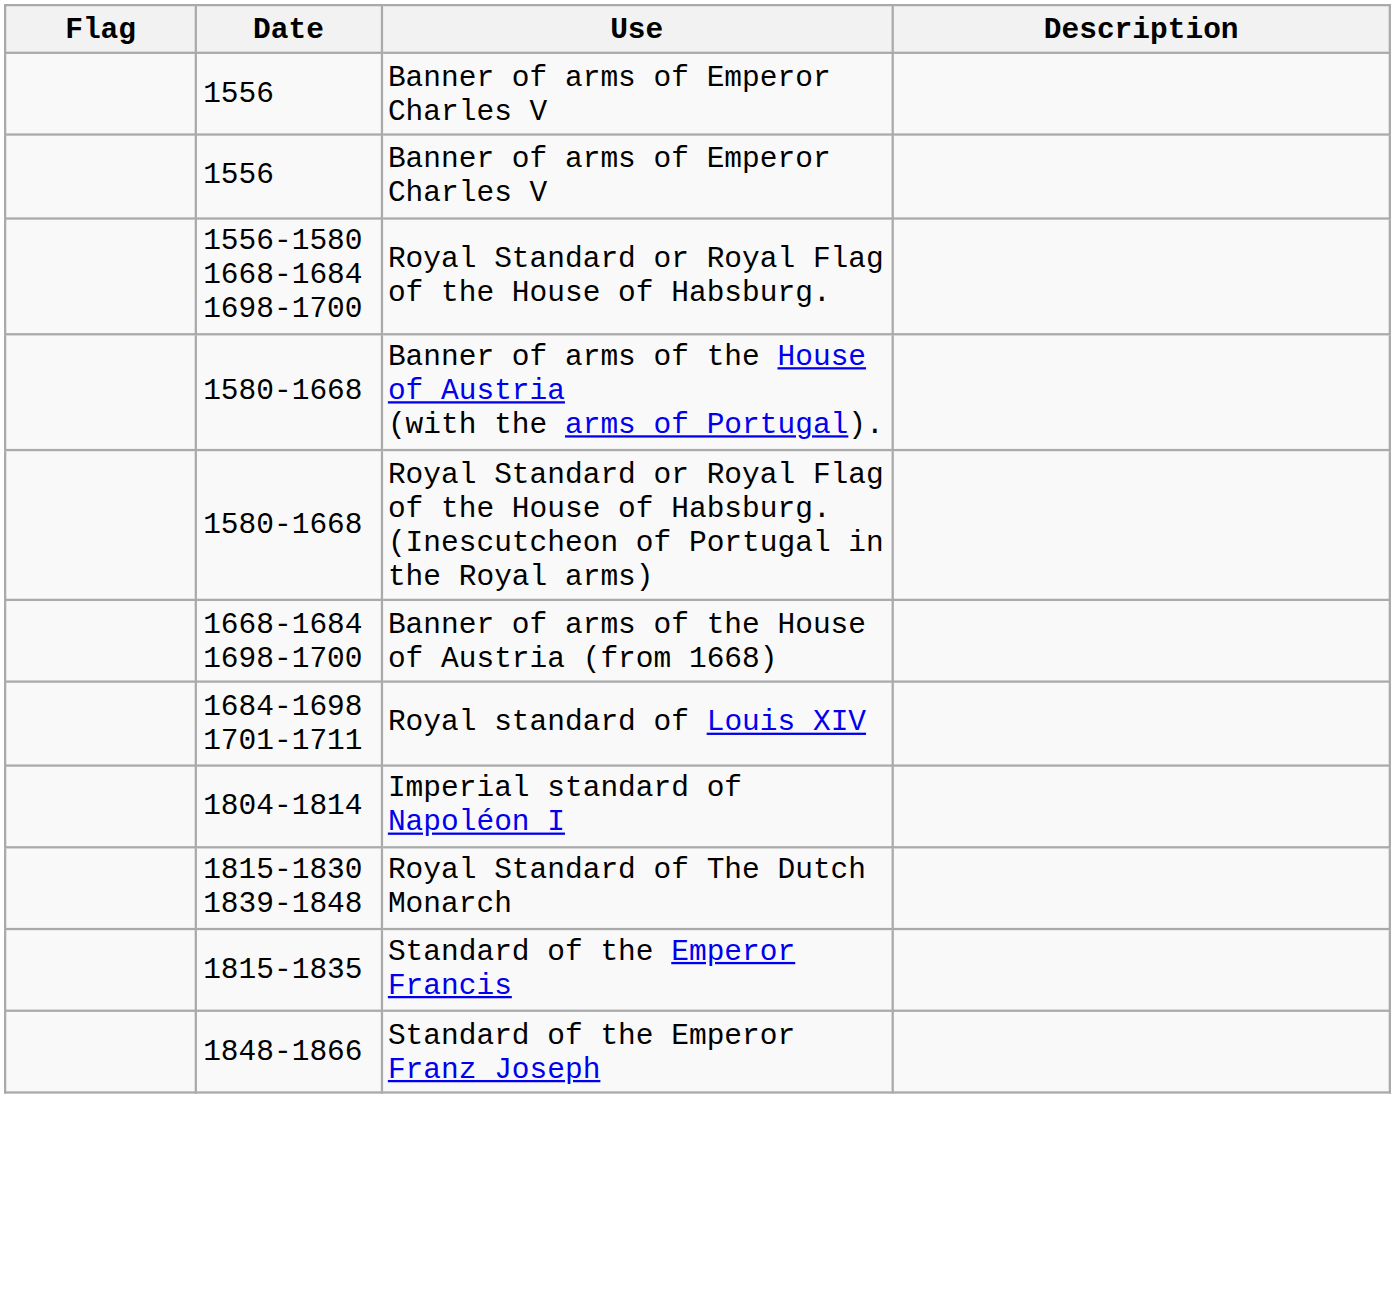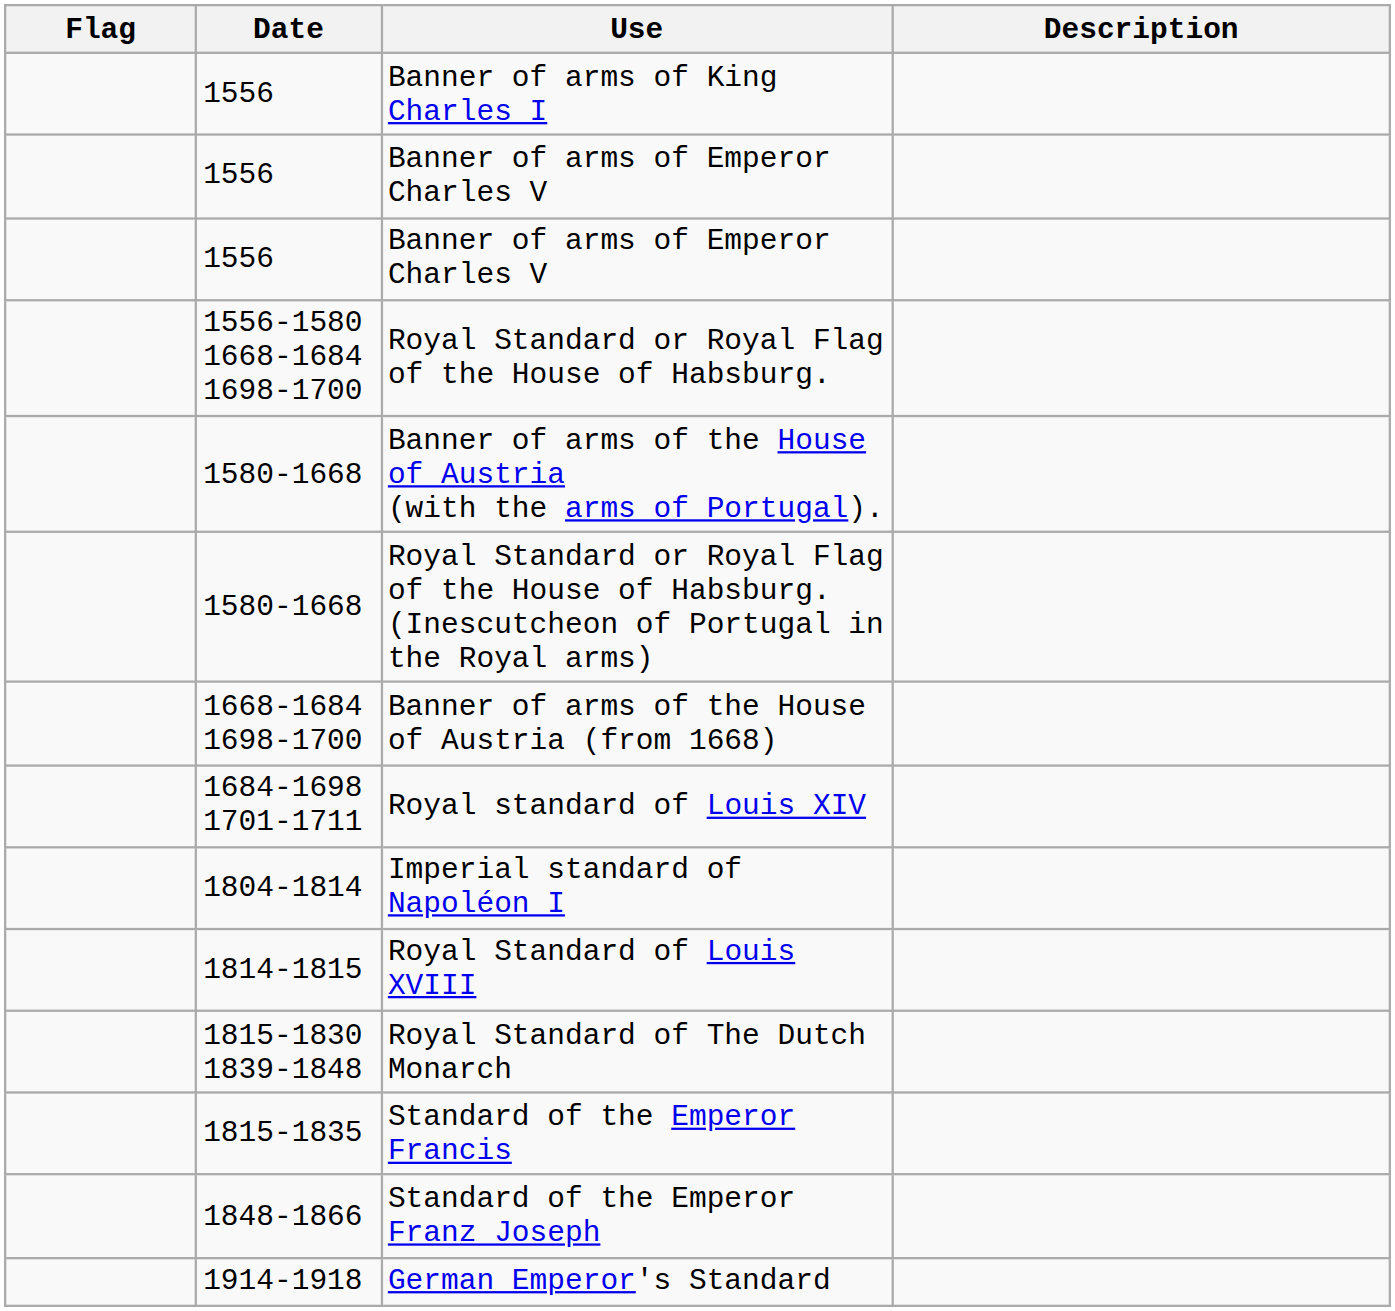+ row: (239, 94)
+ row: (283, 970)
+ row: (283, 1281)
